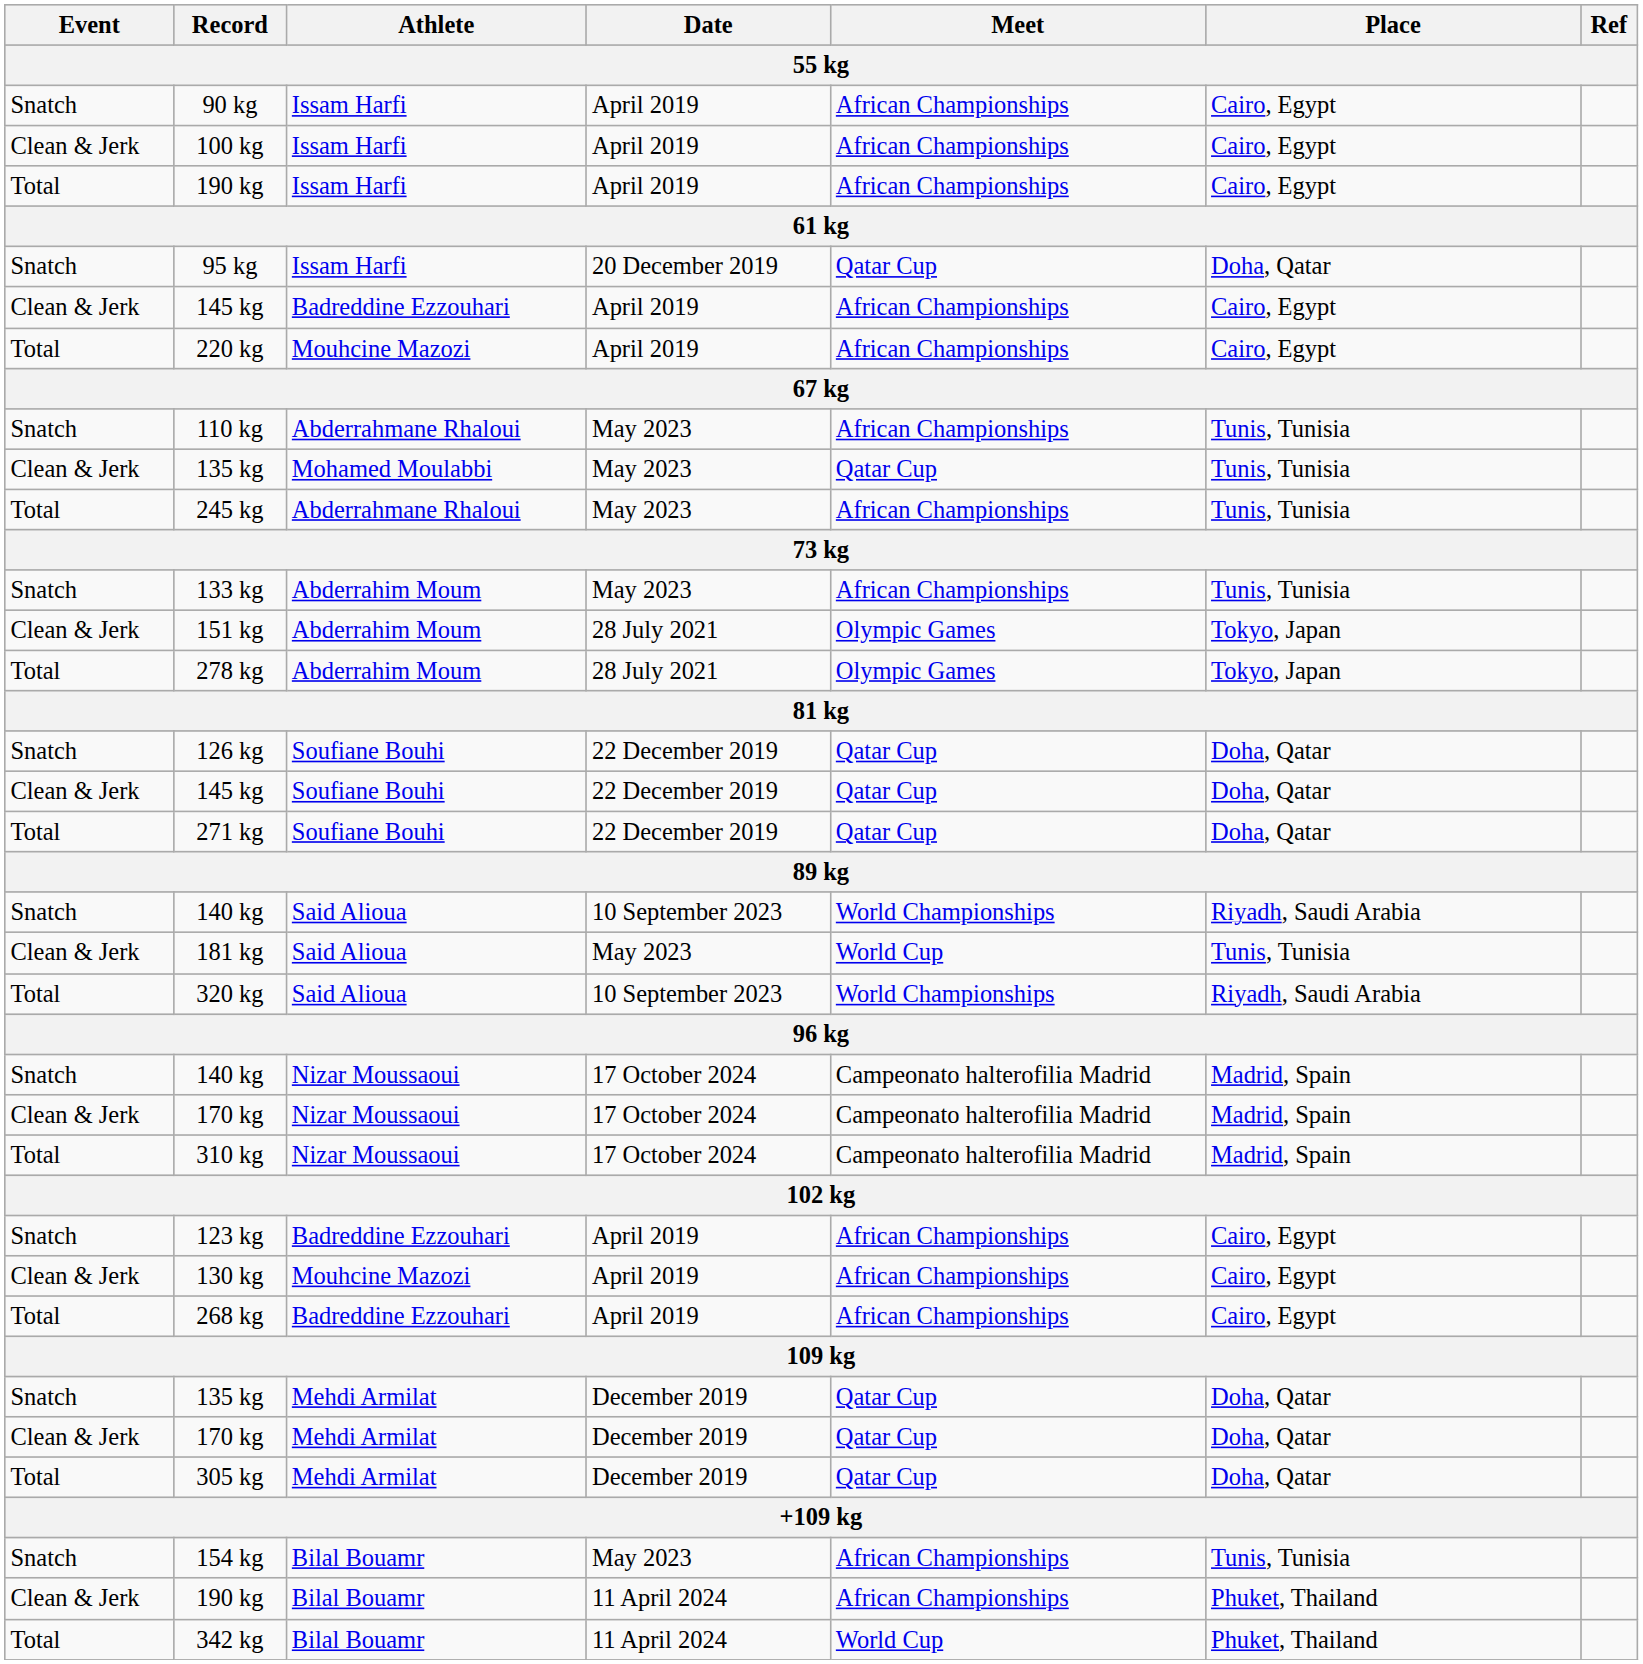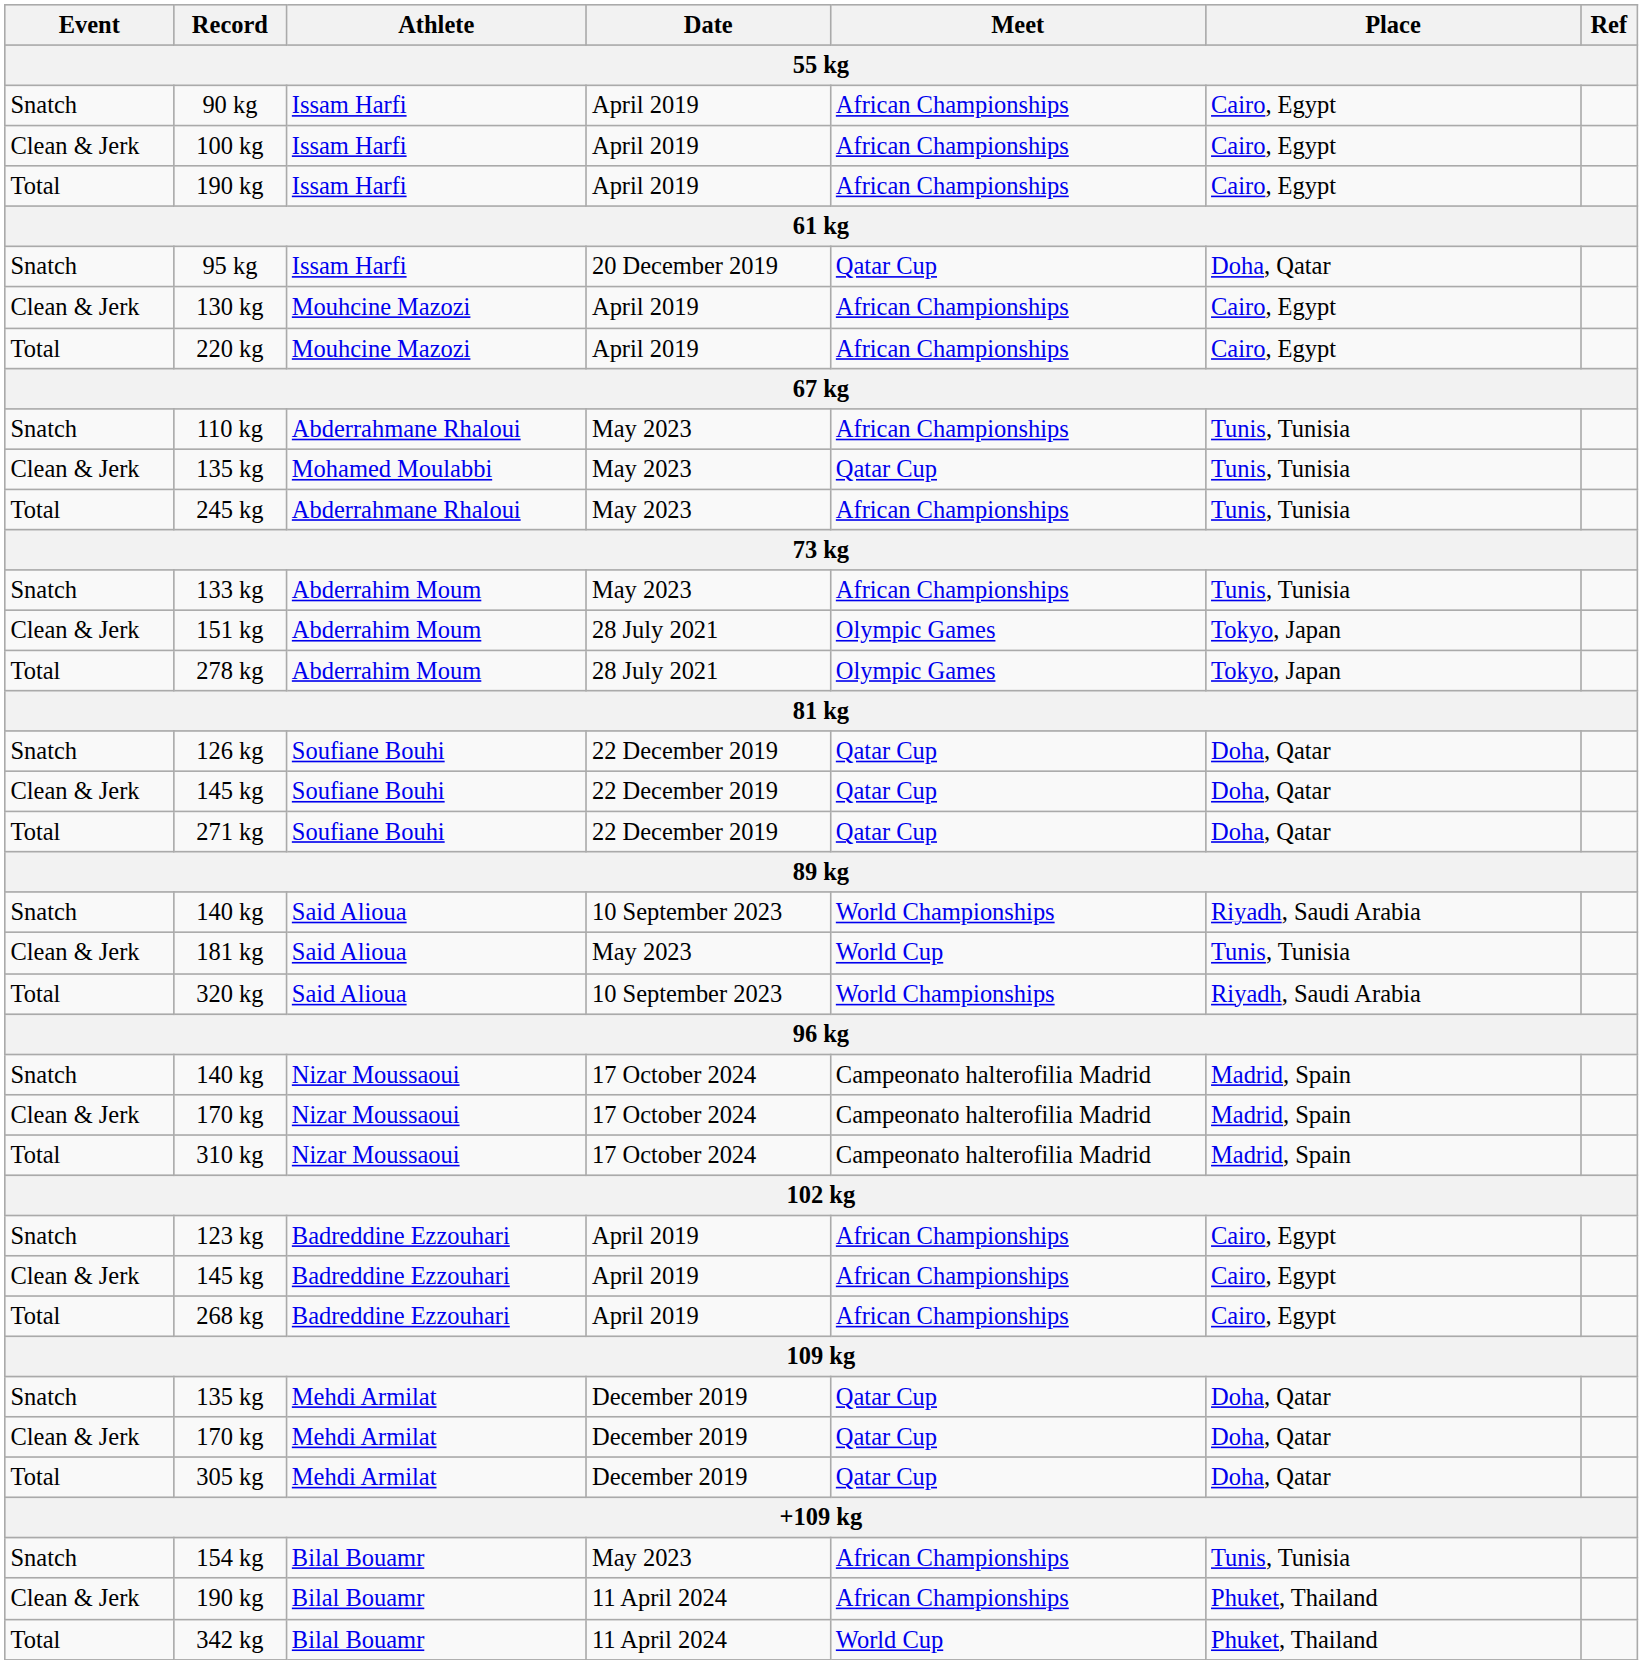rows swapped: (230, 1275) <-> (230, 307)
